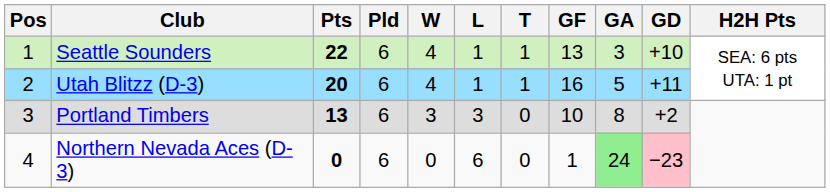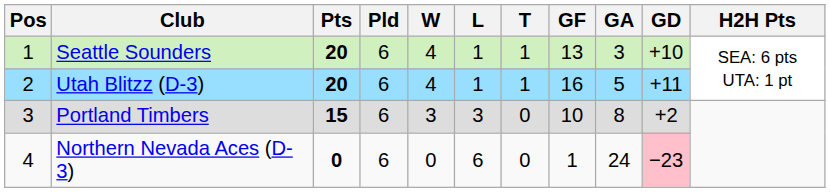(337, 52) 22 -> (337, 52) 20
(337, 116) 13 -> (337, 116) 15
(619, 159) lightgreen background -> (619, 159) no background
